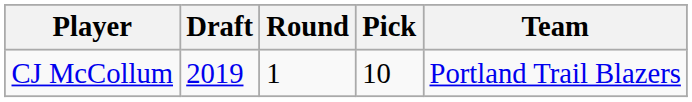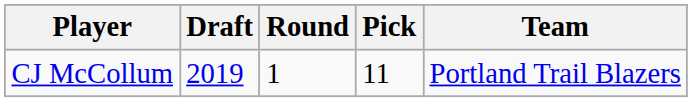(377, 72) 10 -> (376, 72) 11
